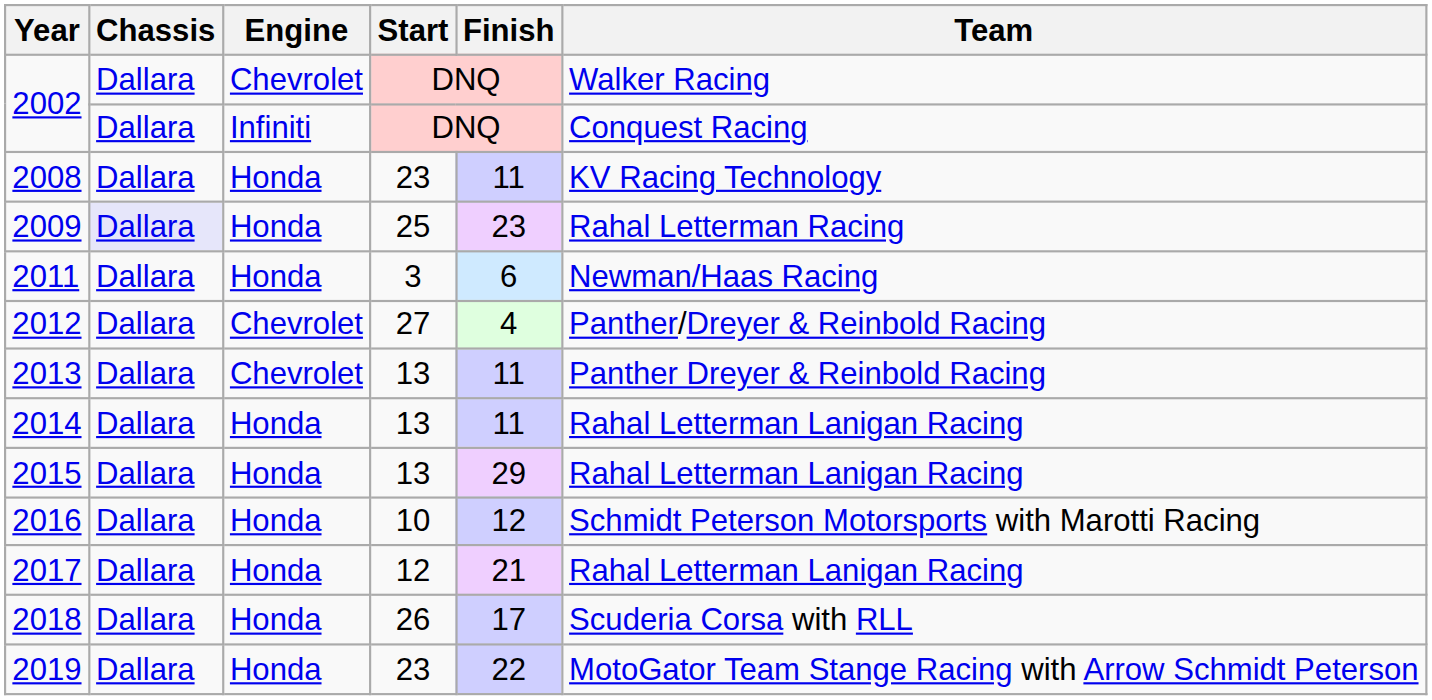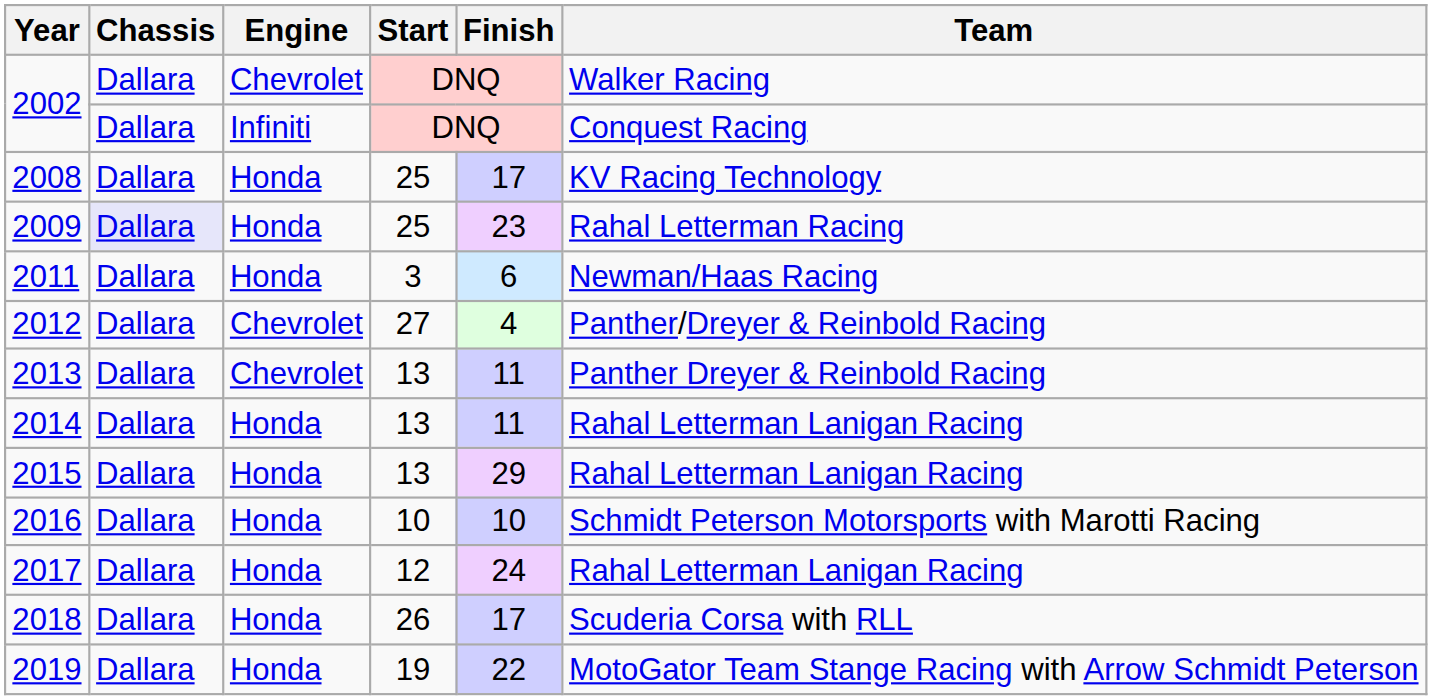(413, 177) 23 -> (413, 177) 25
(509, 177) 11 -> (509, 177) 17
(509, 521) 12 -> (509, 521) 10
(509, 571) 21 -> (509, 571) 24
(413, 669) 23 -> (413, 669) 19
